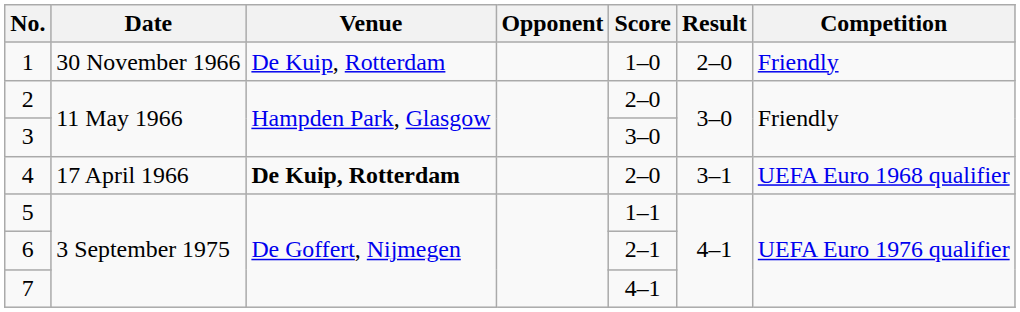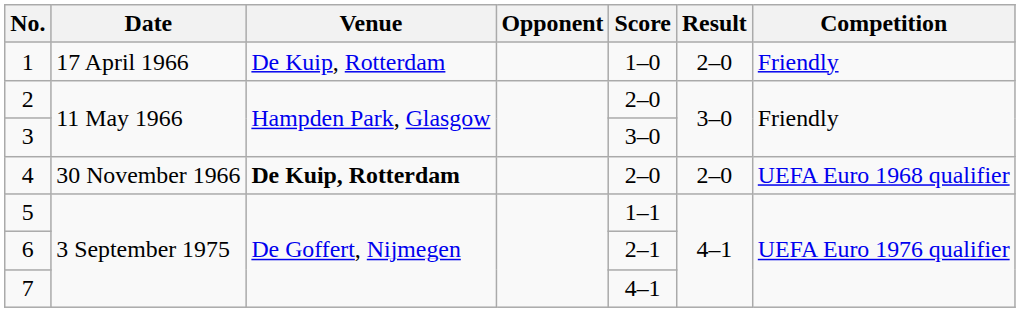(148, 61) 30 November 1966 -> (123, 61) 17 April 1966
(123, 174) 17 April 1966 -> (148, 174) 30 November 1966
(714, 174) 3–1 -> (714, 174) 2–0
